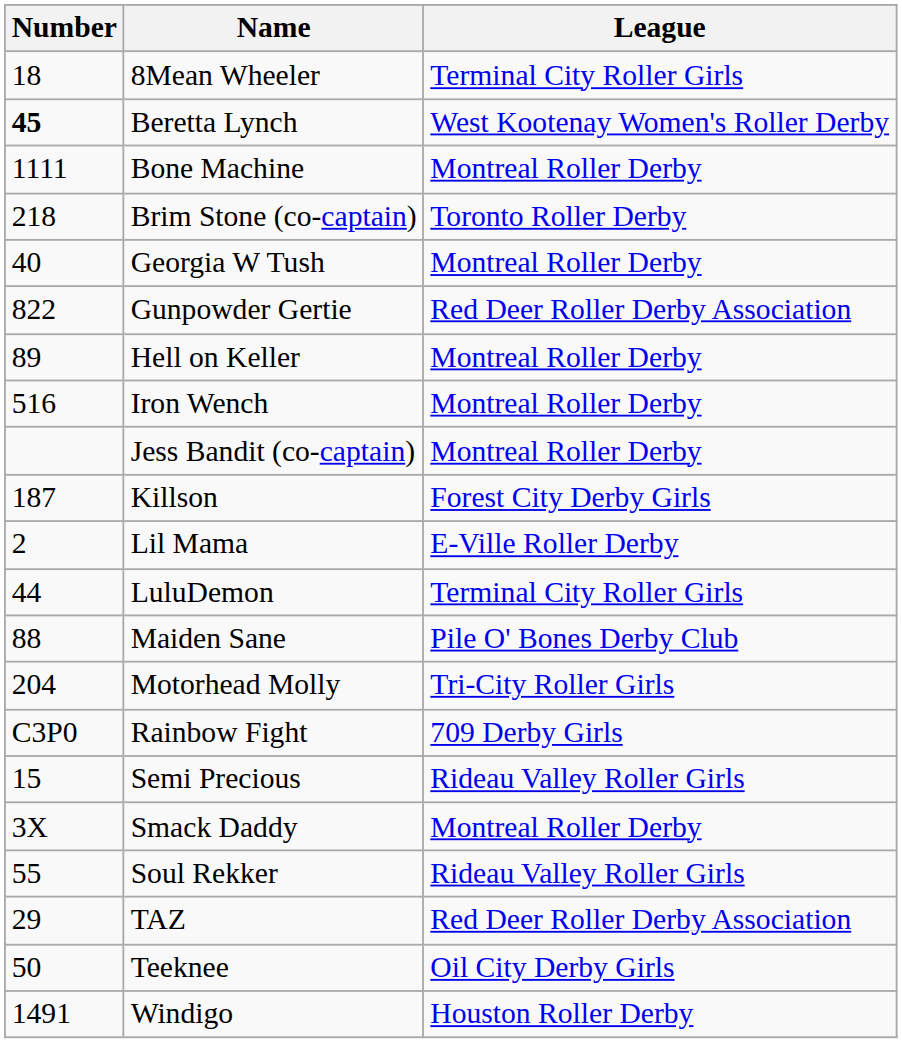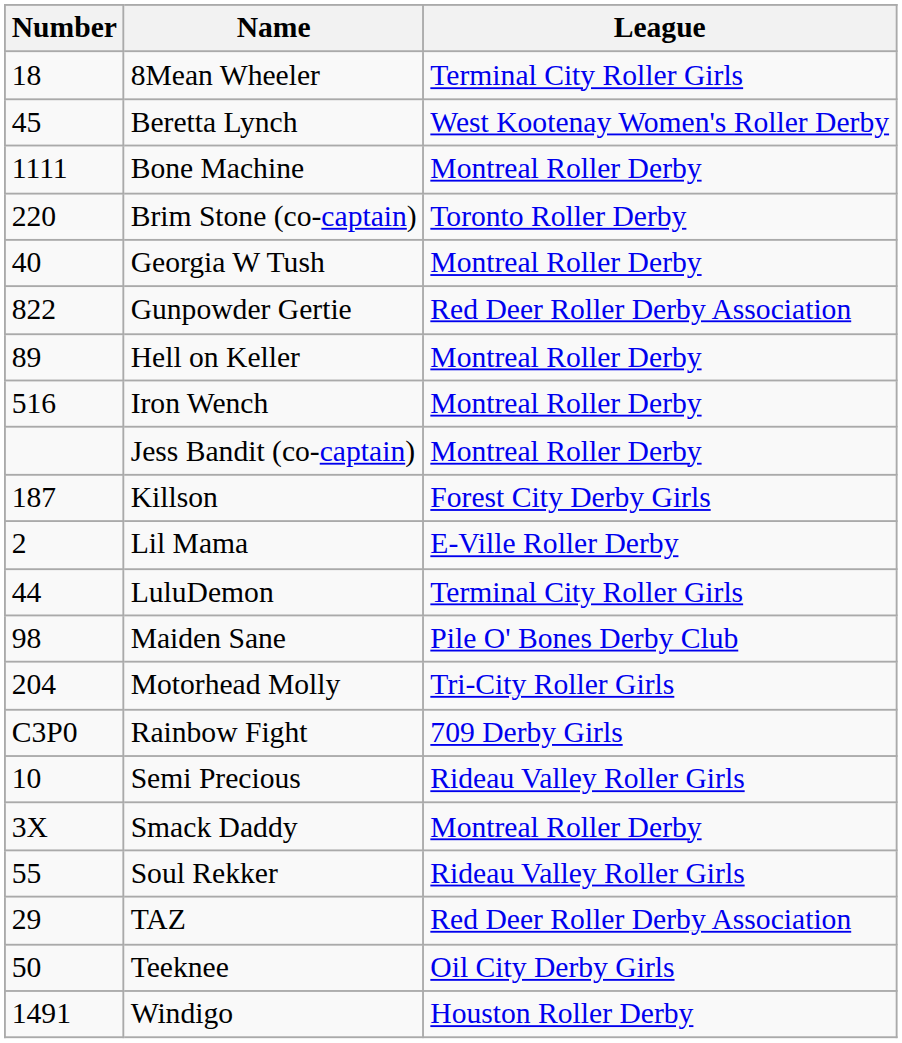(27, 121) bold -> (27, 121) normal
(34, 215) 218 -> (34, 215) 220
(27, 638) 88 -> (27, 638) 98
(27, 779) 15 -> (27, 779) 10
